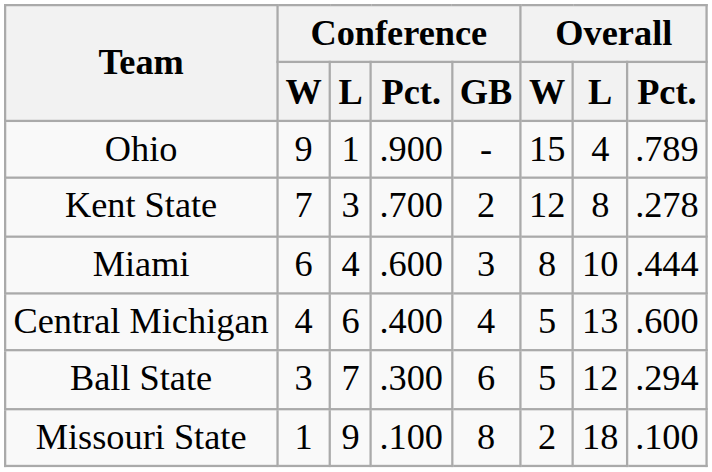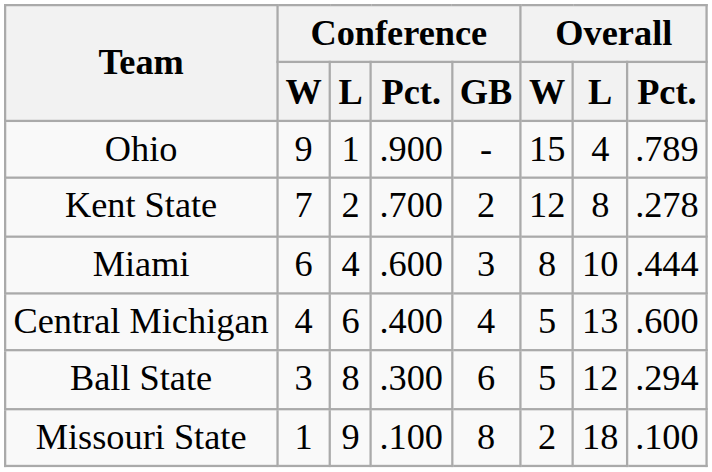(351, 206) 3 -> (351, 206) 2
(351, 378) 7 -> (351, 378) 8
